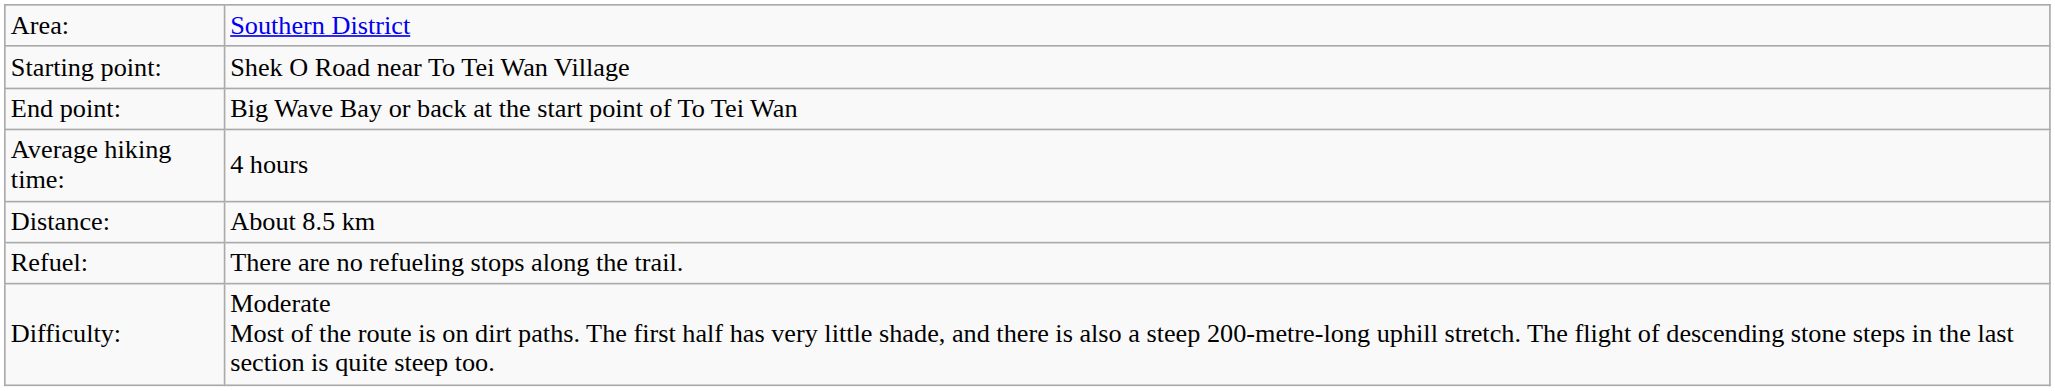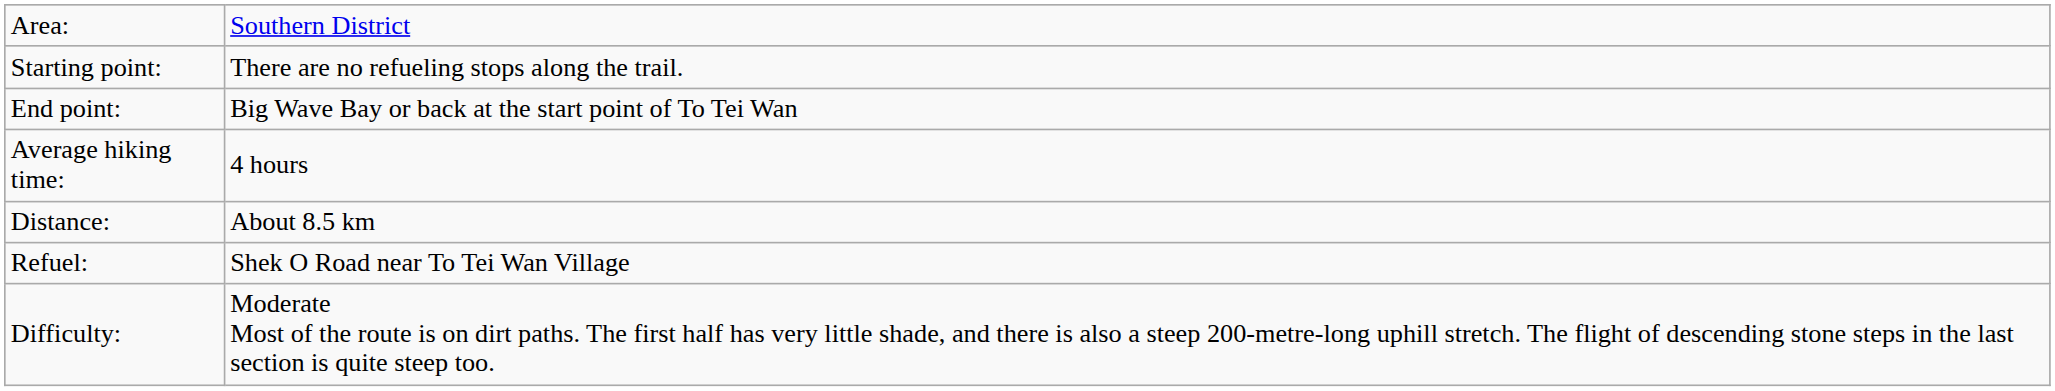(430, 66) Shek O Road near To Tei Wan Village -> (457, 66) There are no refueling stops along the trail.
(457, 262) There are no refueling stops along the trail. -> (430, 262) Shek O Road near To Tei Wan Village
